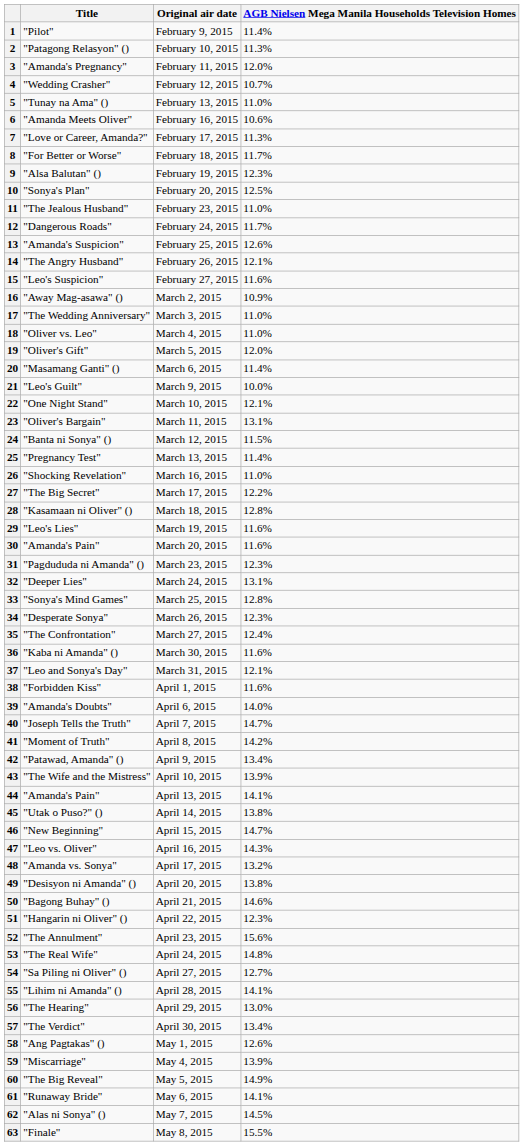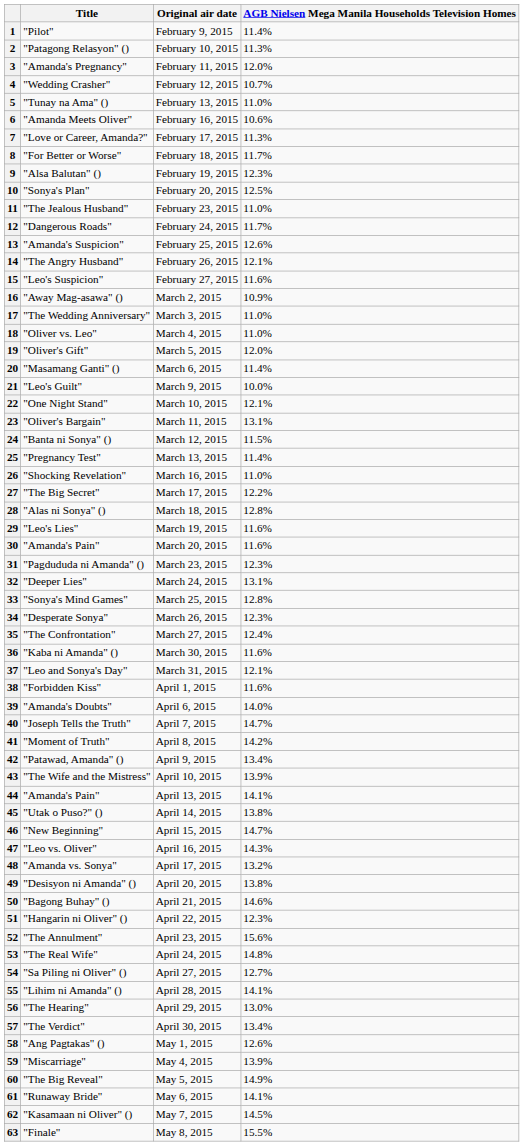(78, 510) "Kasamaan ni Oliver" () -> (64, 510) "Alas ni Sonya" ()
(64, 1114) "Alas ni Sonya" () -> (78, 1114) "Kasamaan ni Oliver" ()
